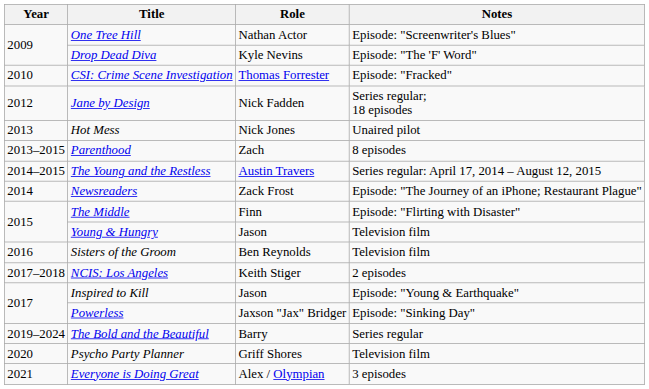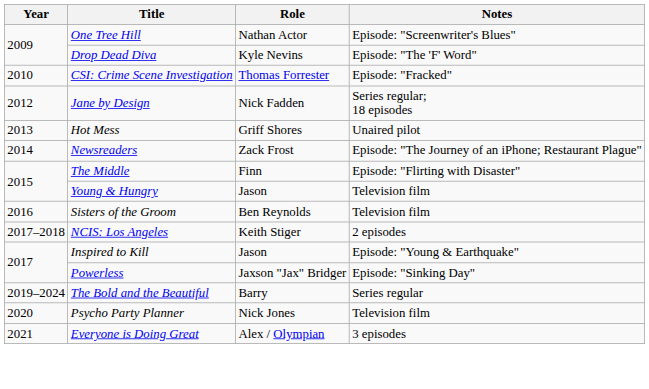(267, 130) Nick Jones -> (270, 130) Griff Shores
- row: (101, 150)
- row: (141, 171)
(270, 353) Griff Shores -> (267, 313) Nick Jones
